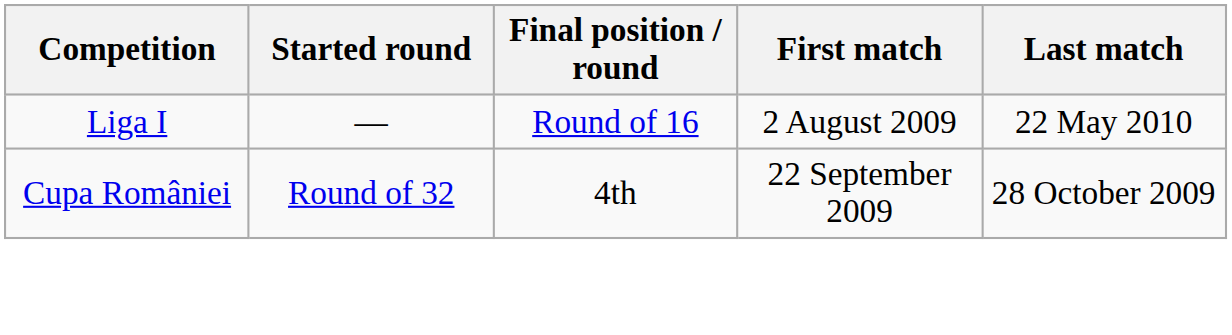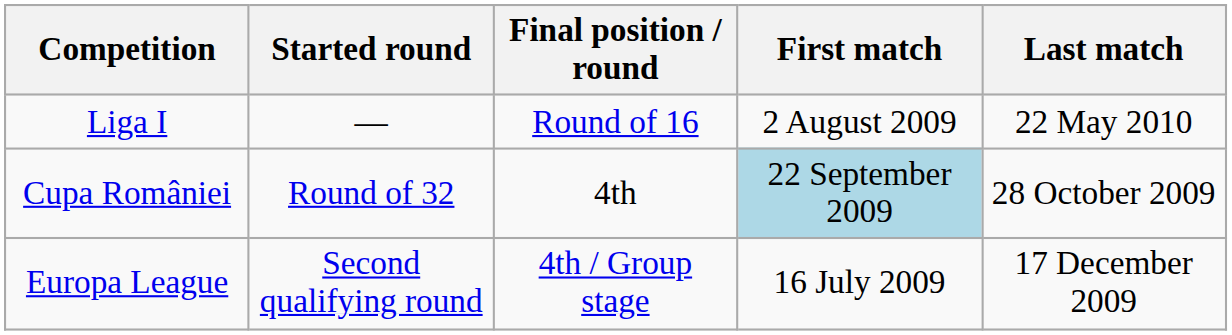(860, 192) no background -> (860, 192) lightblue background
+ row: (127, 282)
